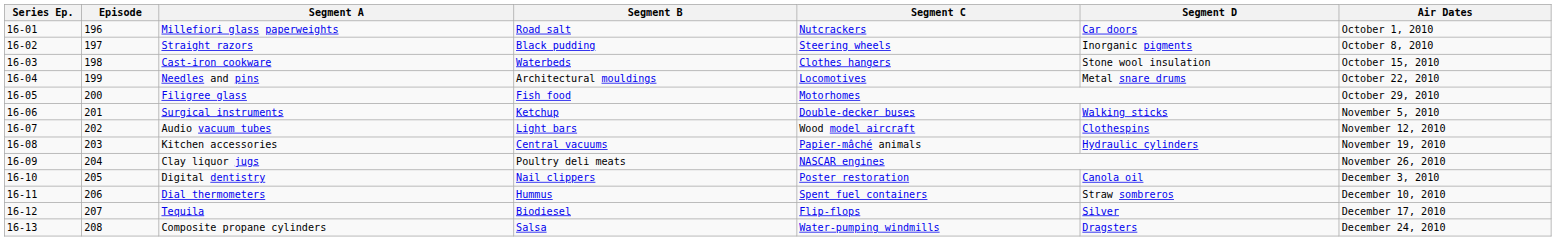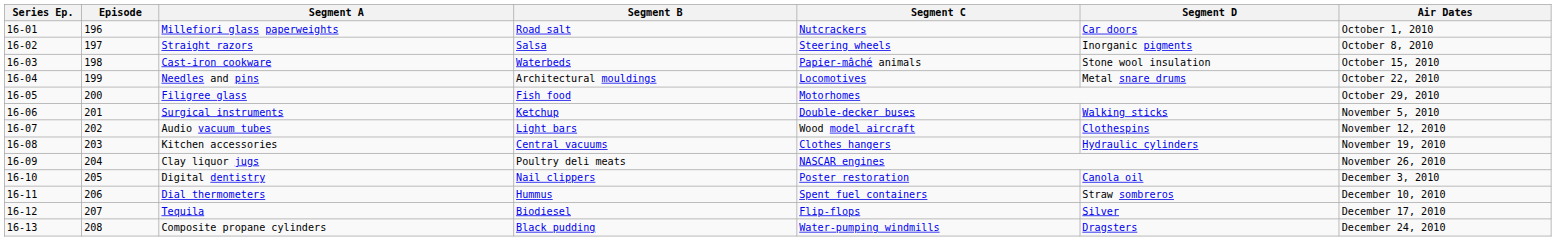(556, 46) Black pudding -> (531, 46) Salsa
(845, 62) Clothes hangers -> (860, 62) Papier-mâché animals
(860, 145) Papier-mâché animals -> (845, 145) Clothes hangers
(531, 227) Salsa -> (556, 227) Black pudding
